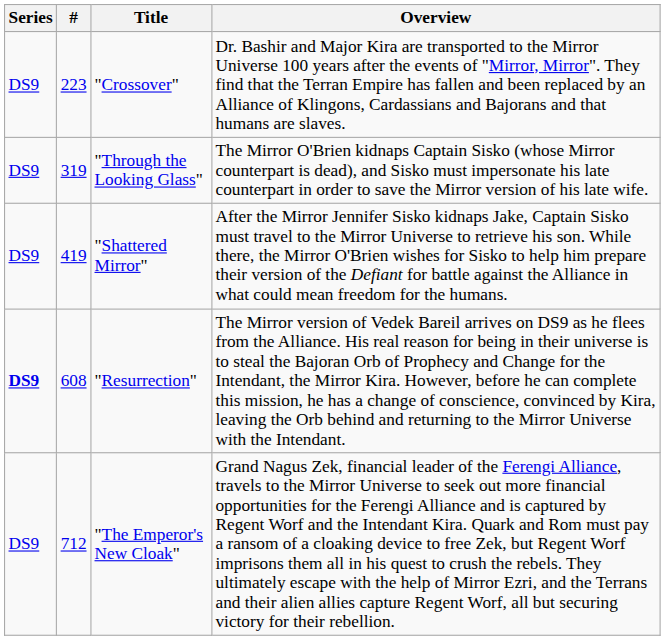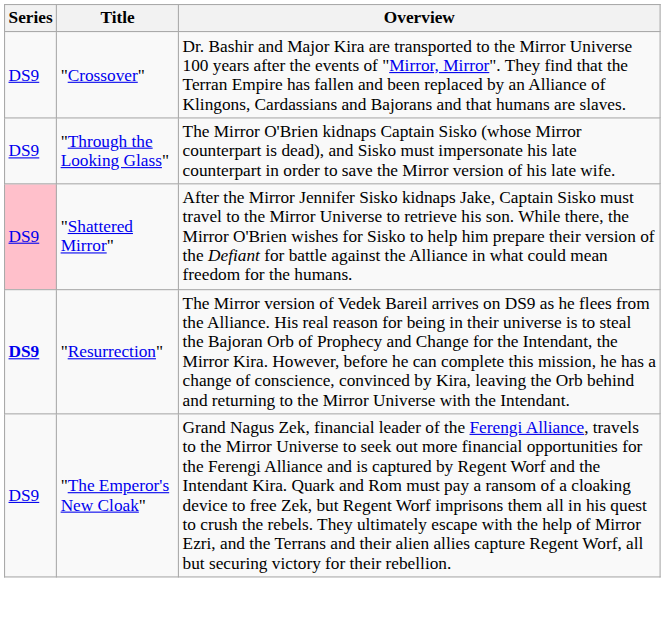- column: (74, 18)
(24, 255) no background -> (24, 236) pink background
